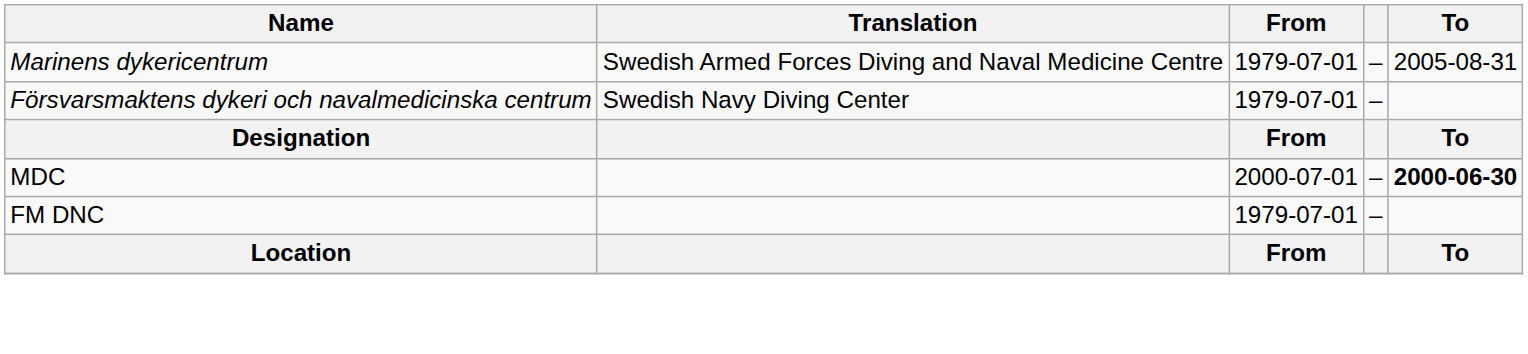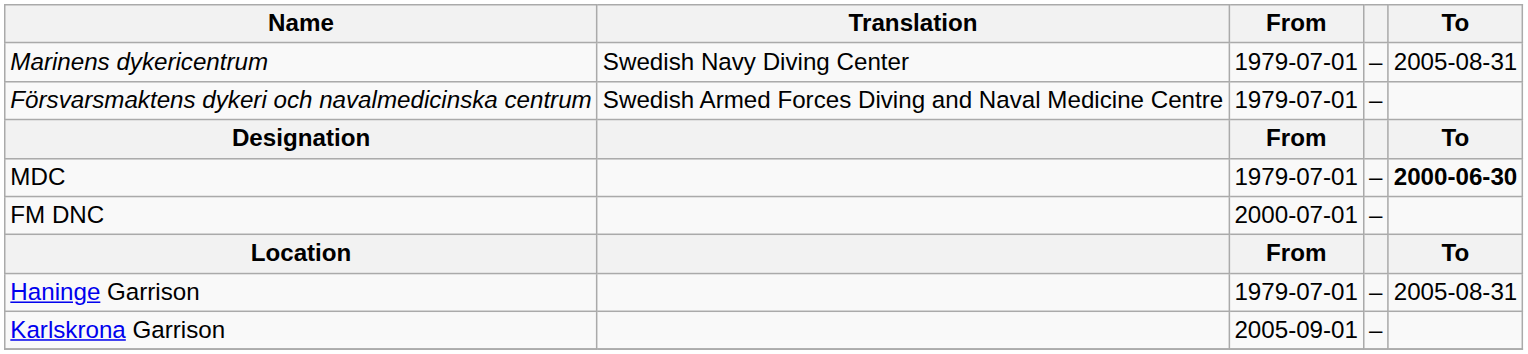(913, 61) Swedish Armed Forces Diving and Naval Medicine Centre -> (756, 61) Swedish Navy Diving Center
(756, 100) Swedish Navy Diving Center -> (913, 100) Swedish Armed Forces Diving and Naval Medicine Centre
(1296, 176) 2000-07-01 -> (1296, 176) 1979-07-01
(1296, 215) 1979-07-01 -> (1296, 215) 2000-07-01
+ row: (105, 291)
+ row: (118, 330)
